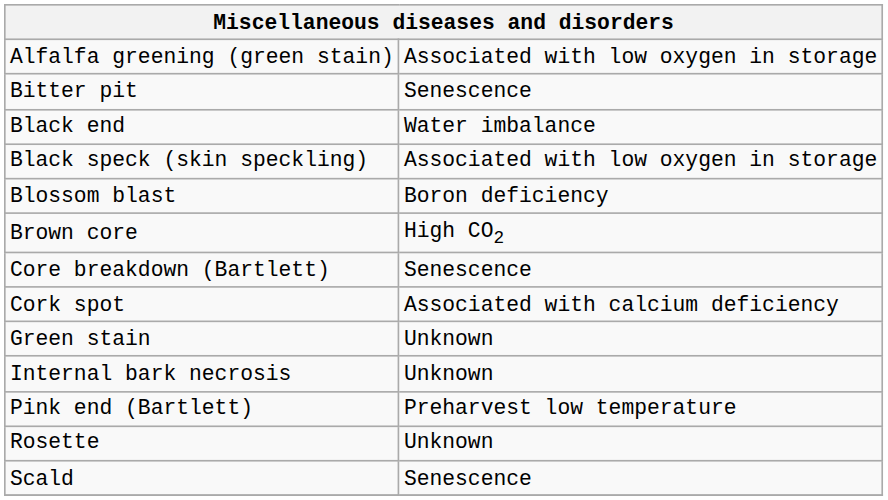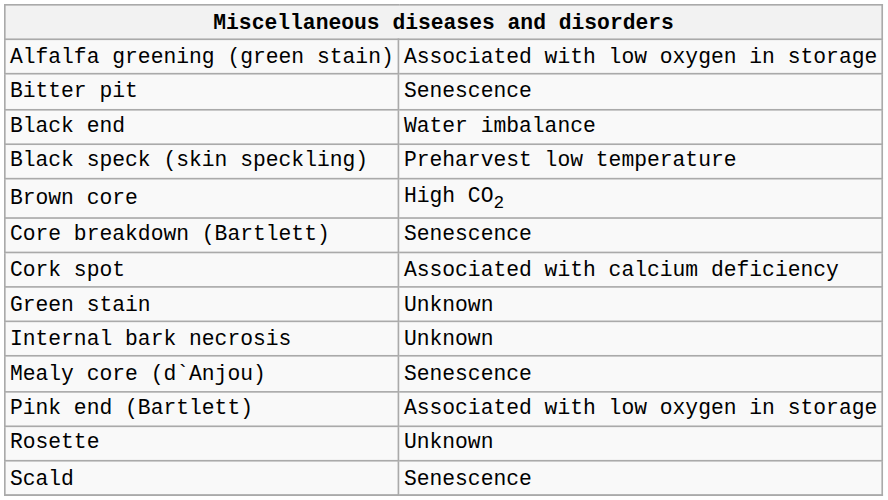(641, 161) Associated with low oxygen in storage -> (570, 161) Preharvest low temperature
- row: (93, 196)
+ row: (138, 374)
(570, 409) Preharvest low temperature -> (641, 409) Associated with low oxygen in storage
